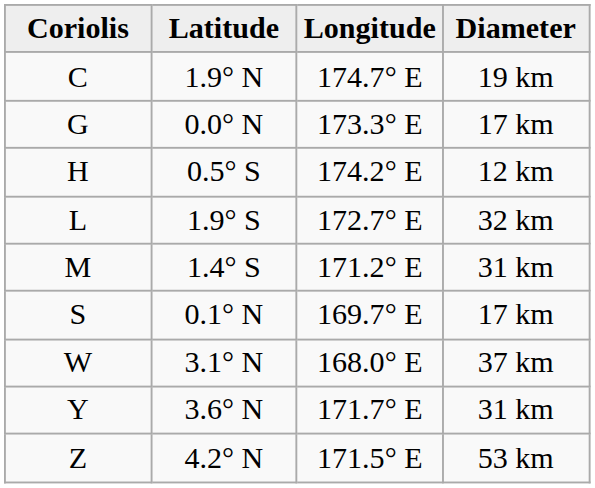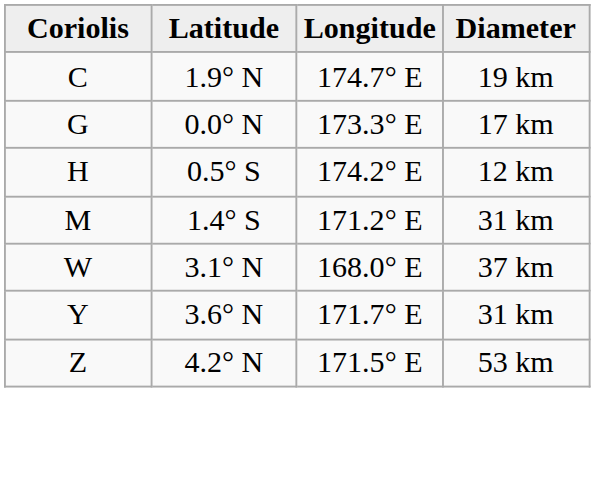- row: (78, 219)
- row: (78, 314)
